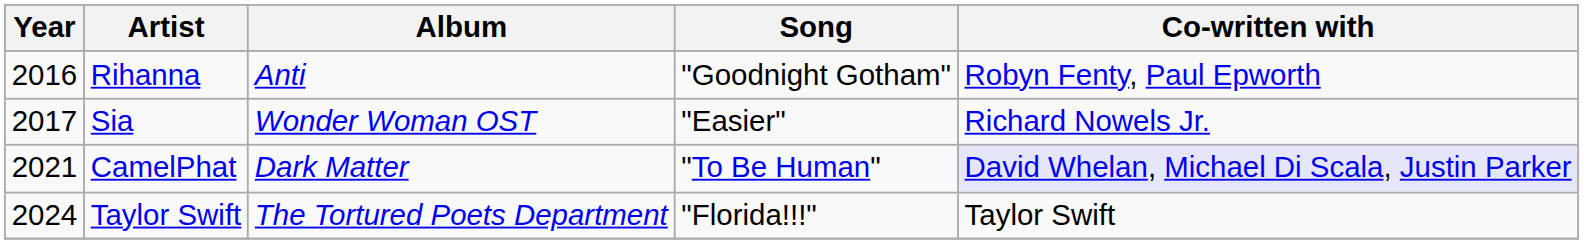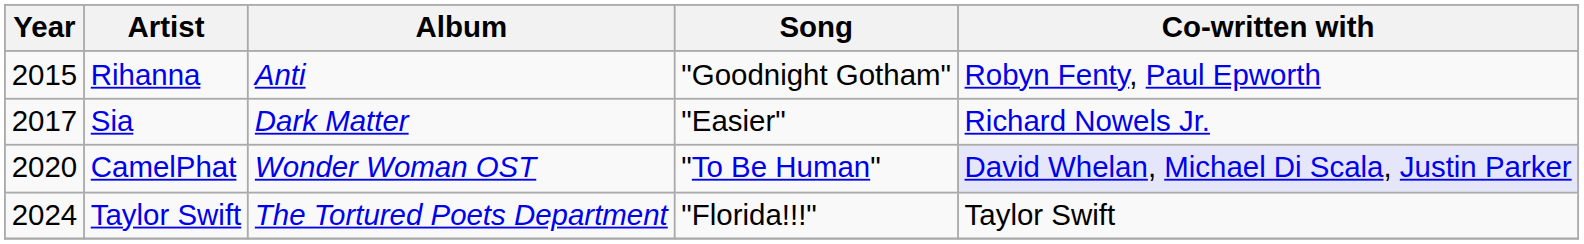(44, 74) 2016 -> (44, 74) 2015
(396, 121) Wonder Woman OST -> (332, 121) Dark Matter
(44, 167) 2021 -> (44, 167) 2020
(332, 167) Dark Matter -> (396, 167) Wonder Woman OST
